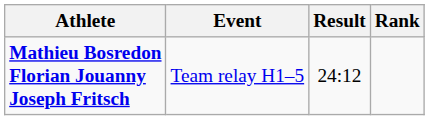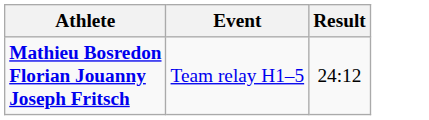- column: (397, 20)
